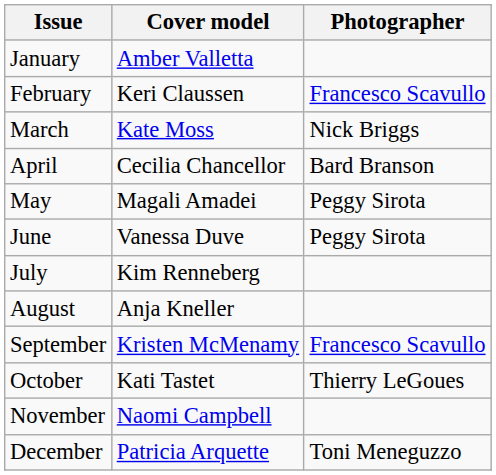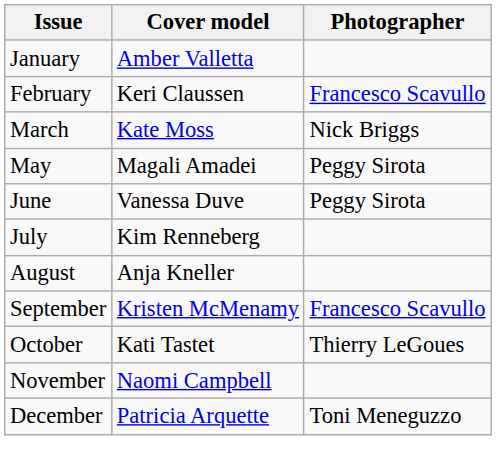- row: (34, 165)
